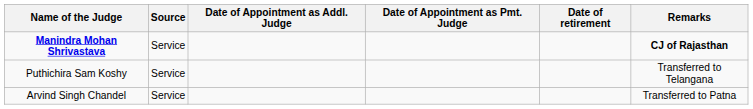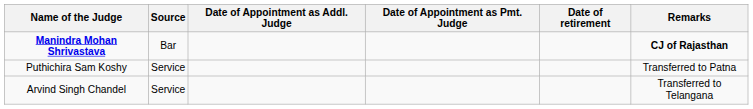(168, 46) Service -> (168, 46) Bar
(689, 73) Transferred to Telangana -> (689, 68) Transferred to Patna
(689, 95) Transferred to Patna -> (689, 90) Transferred to Telangana
